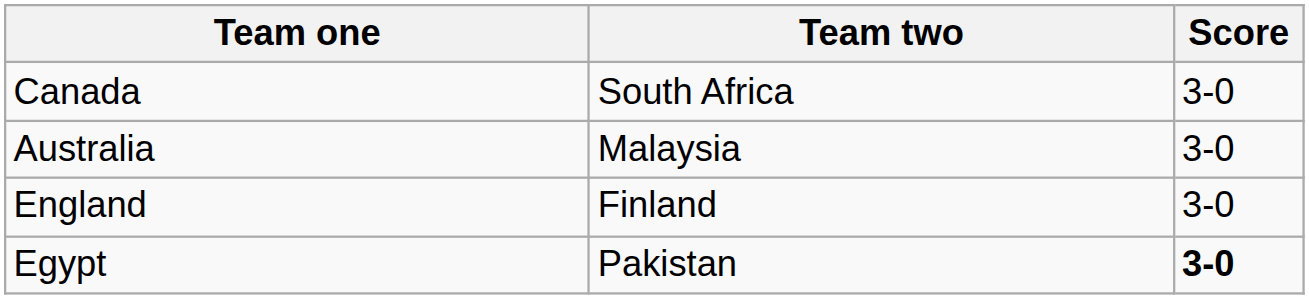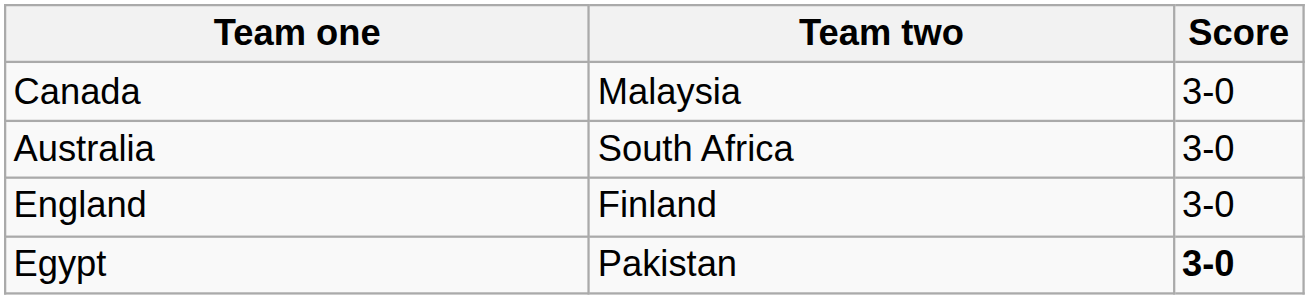(696, 90) South Africa -> (669, 90) Malaysia
(669, 148) Malaysia -> (696, 148) South Africa
